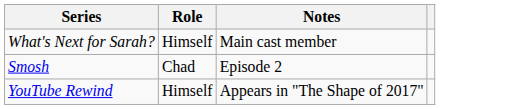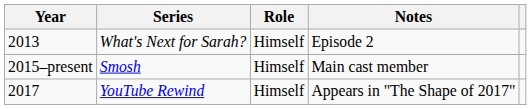+ column: (50, 16)
(278, 41) Main cast member -> (343, 41) Episode 2
(179, 66) Chad -> (279, 66) Himself
(251, 66) Episode 2 -> (370, 66) Main cast member
